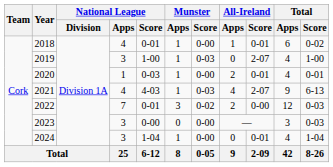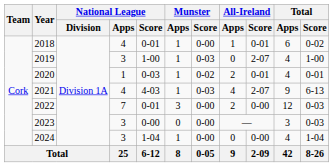(205, 75) 0-00 -> (205, 75) 0-02
(205, 106) 0-02 -> (205, 106) 0-00
(260, 138) 0-01 -> (260, 138) 0-00
